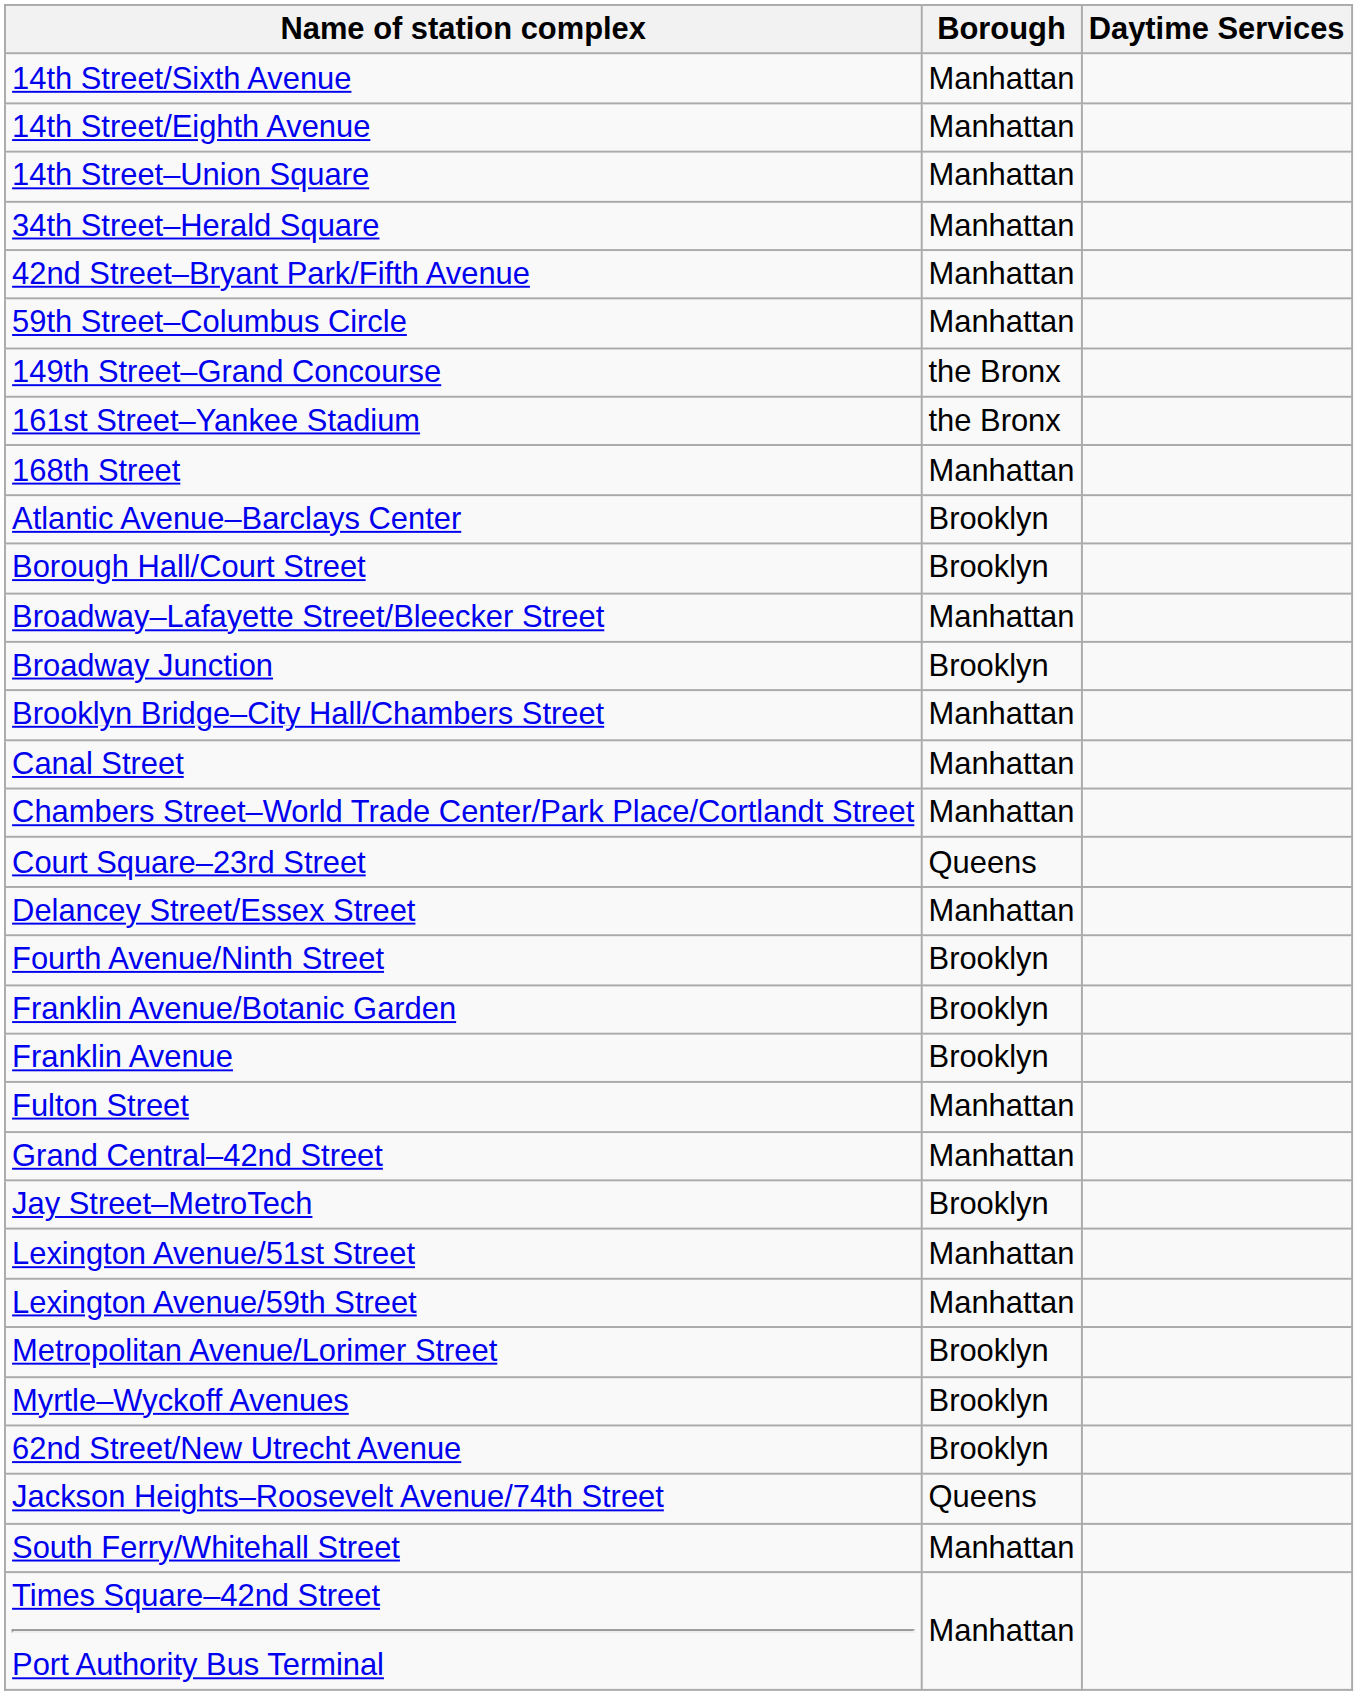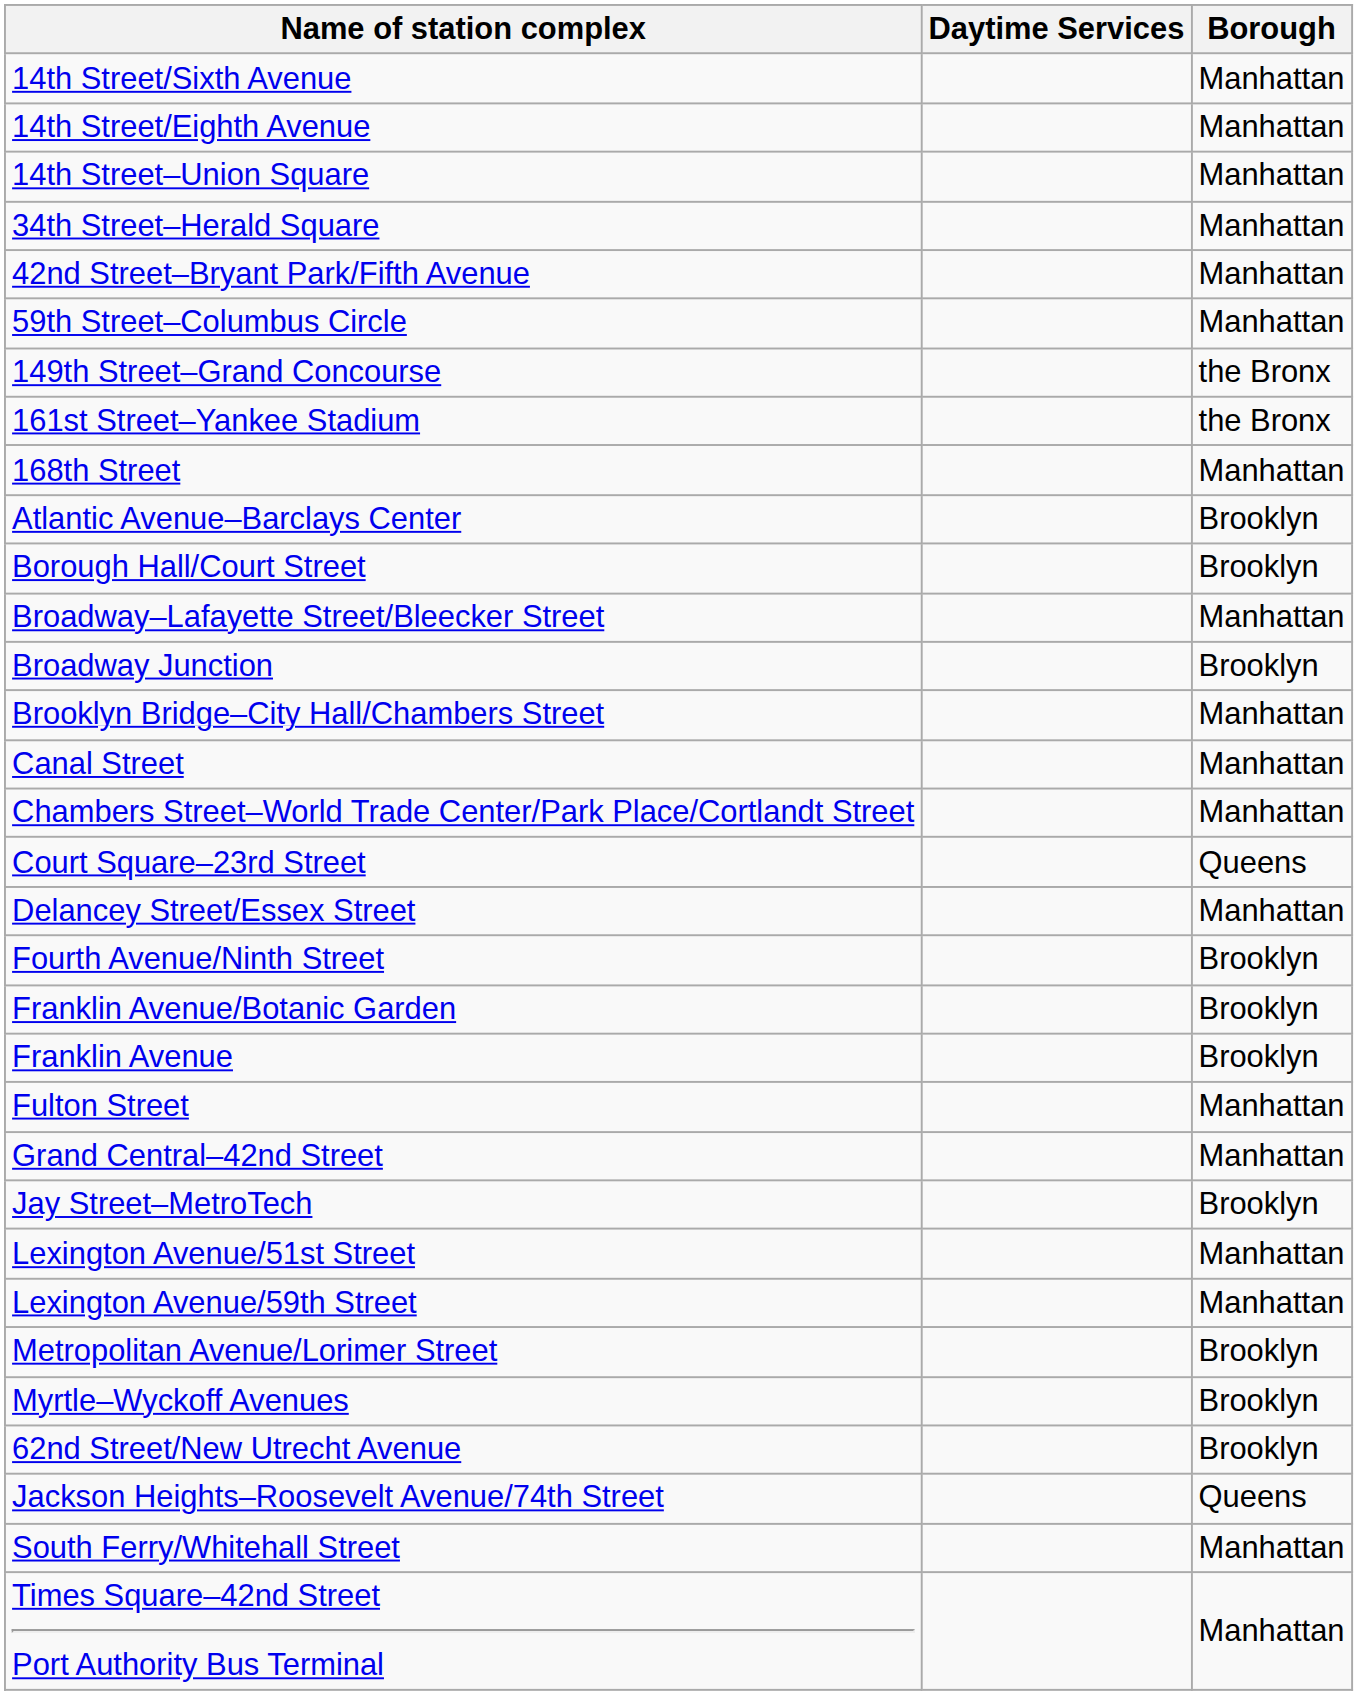columns swapped: (1217, 28) <-> (1001, 28)
